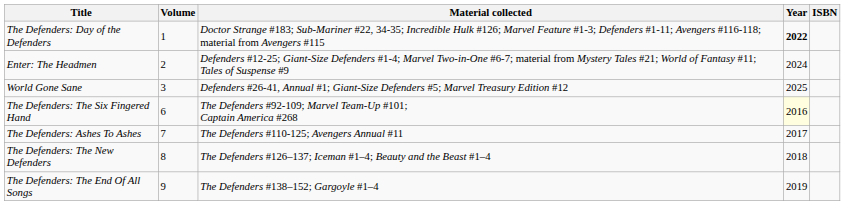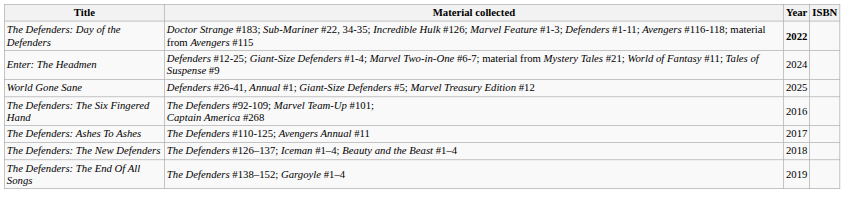- column: (178, 13)
(797, 111) lightyellow background -> (797, 111) no background
